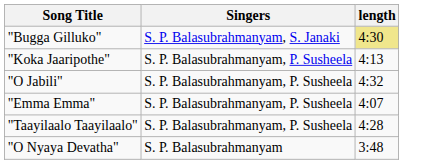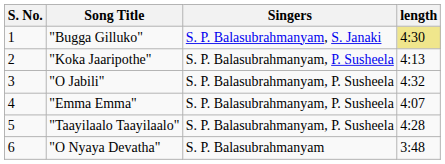+ column: (25, 15)
